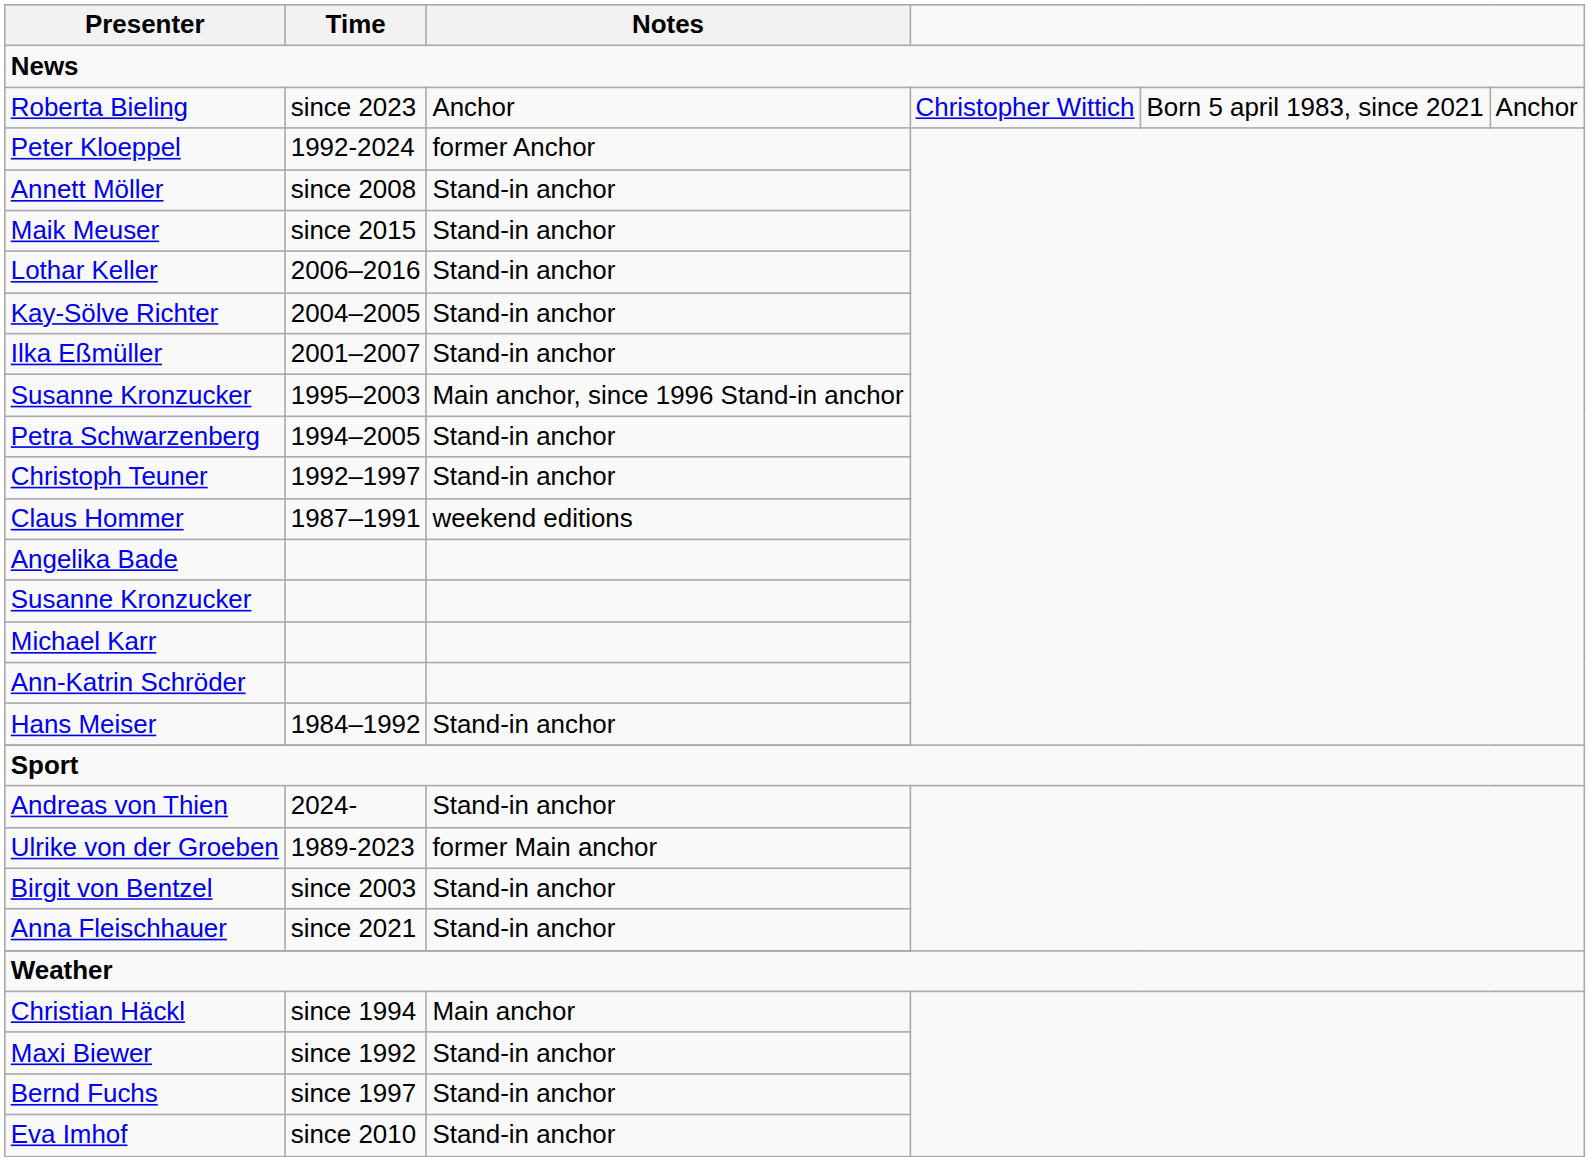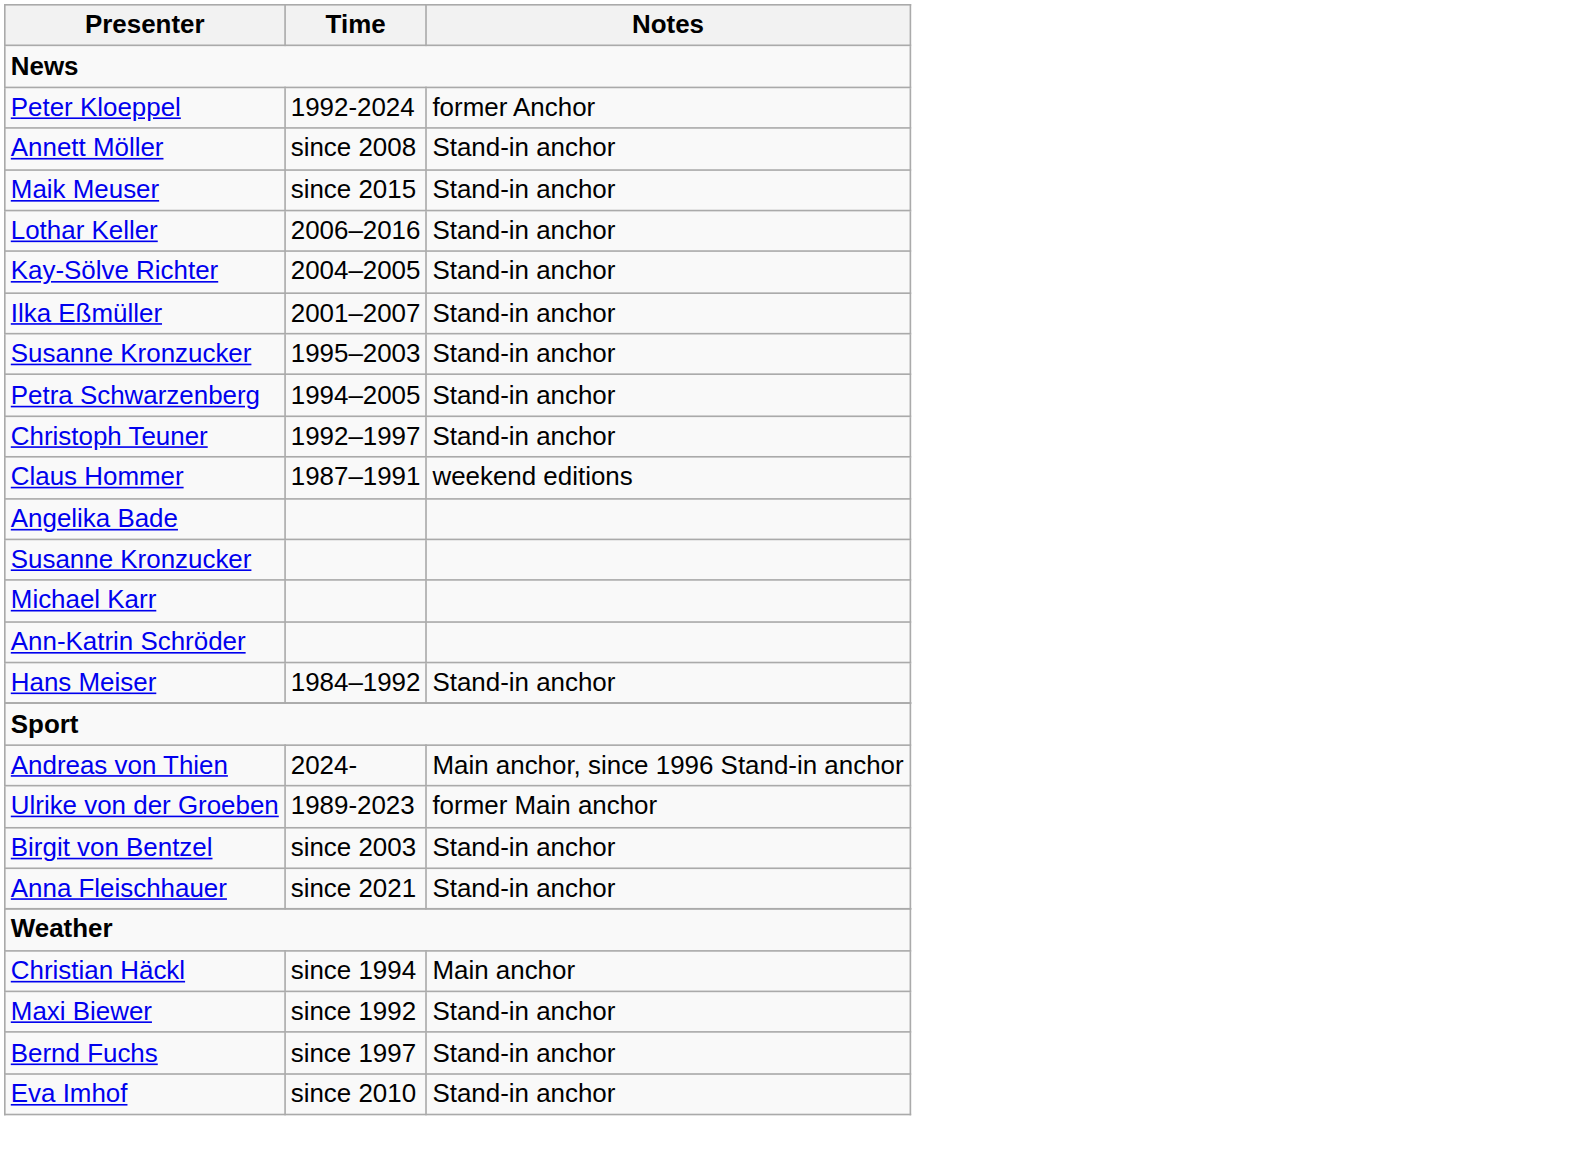- row: (99, 107)
(668, 395) Main anchor, since 1996 Stand-in anchor -> (524, 353) Stand-in anchor
(524, 806) Stand-in anchor -> (668, 764) Main anchor, since 1996 Stand-in anchor
